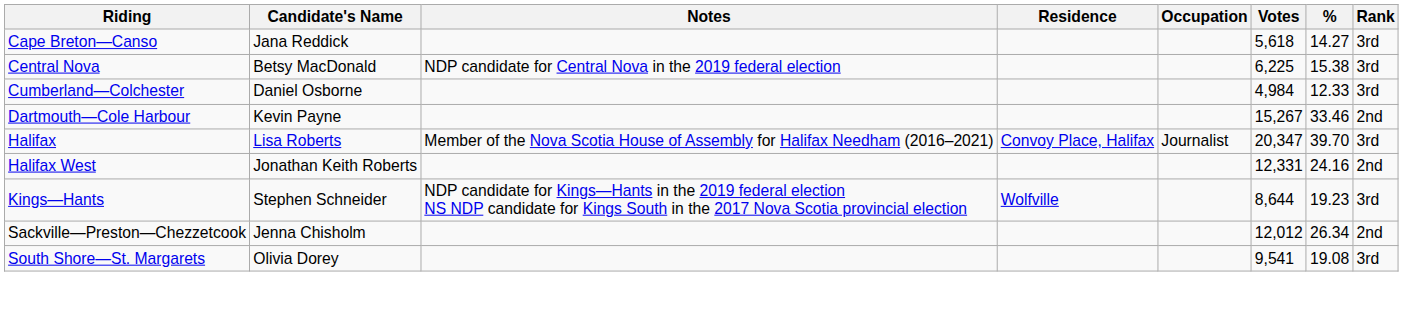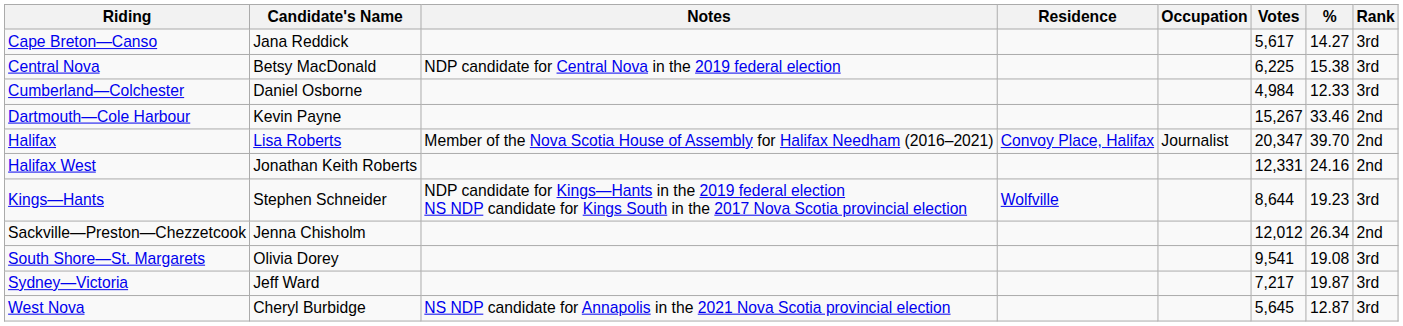(1274, 41) 5,618 -> (1274, 41) 5,617
(1368, 141) 3rd -> (1370, 141) 2nd
+ row: (68, 283)
+ row: (46, 308)
